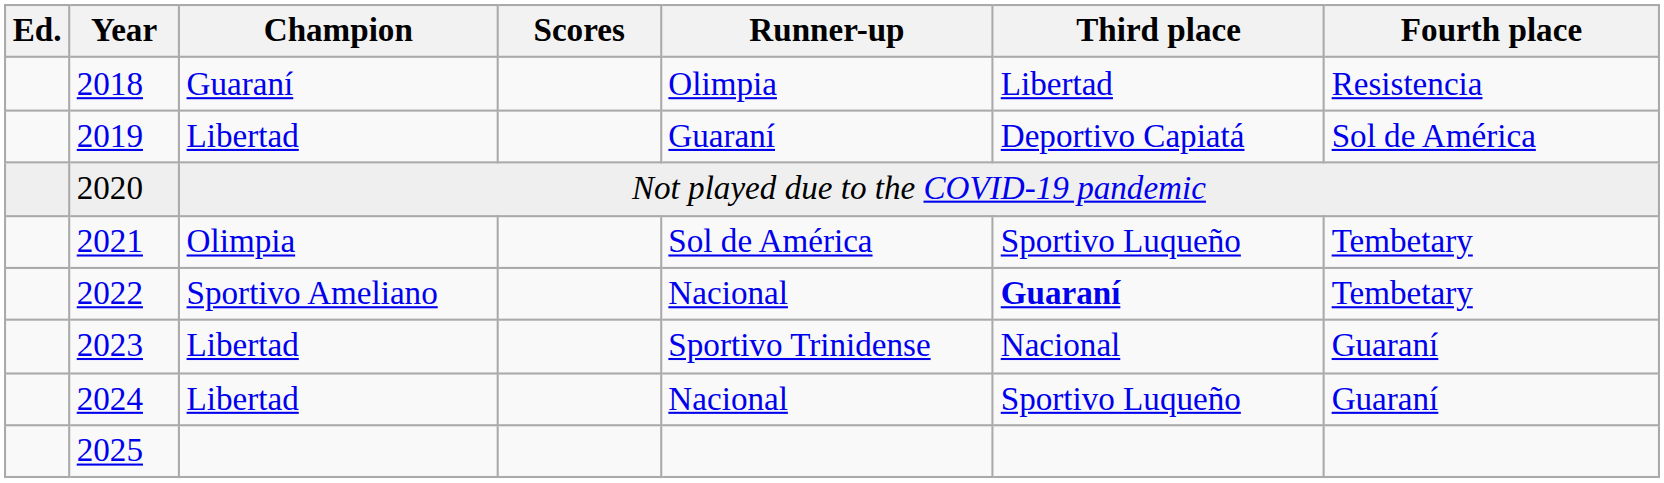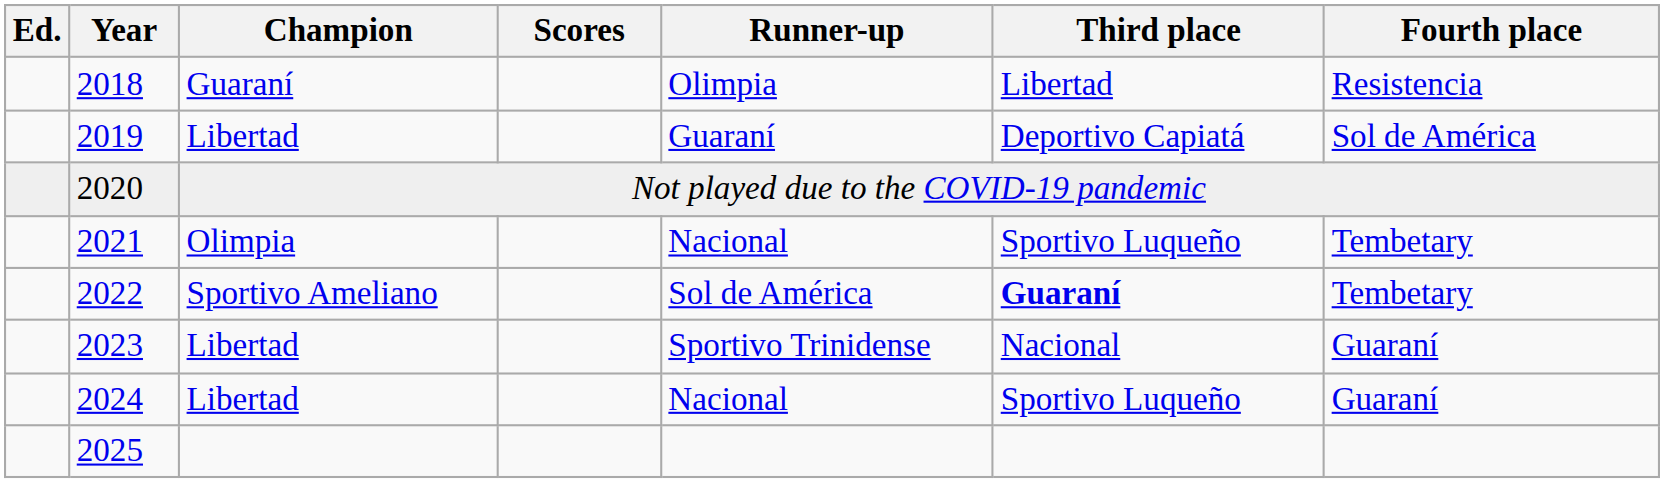(770, 240) Sol de América -> (728, 240) Nacional
(728, 293) Nacional -> (770, 293) Sol de América
